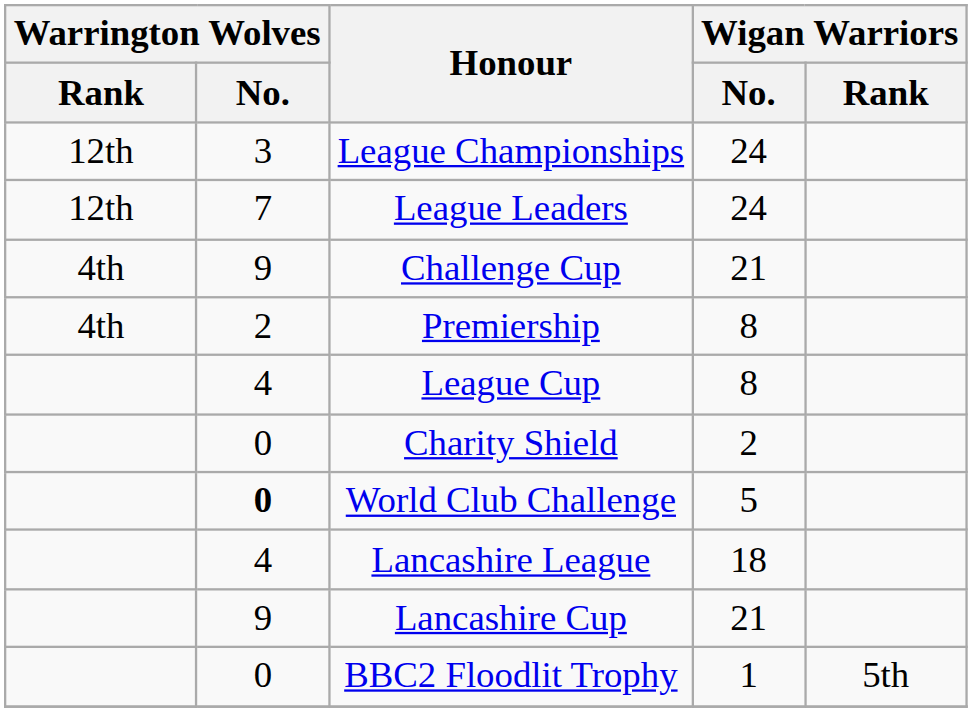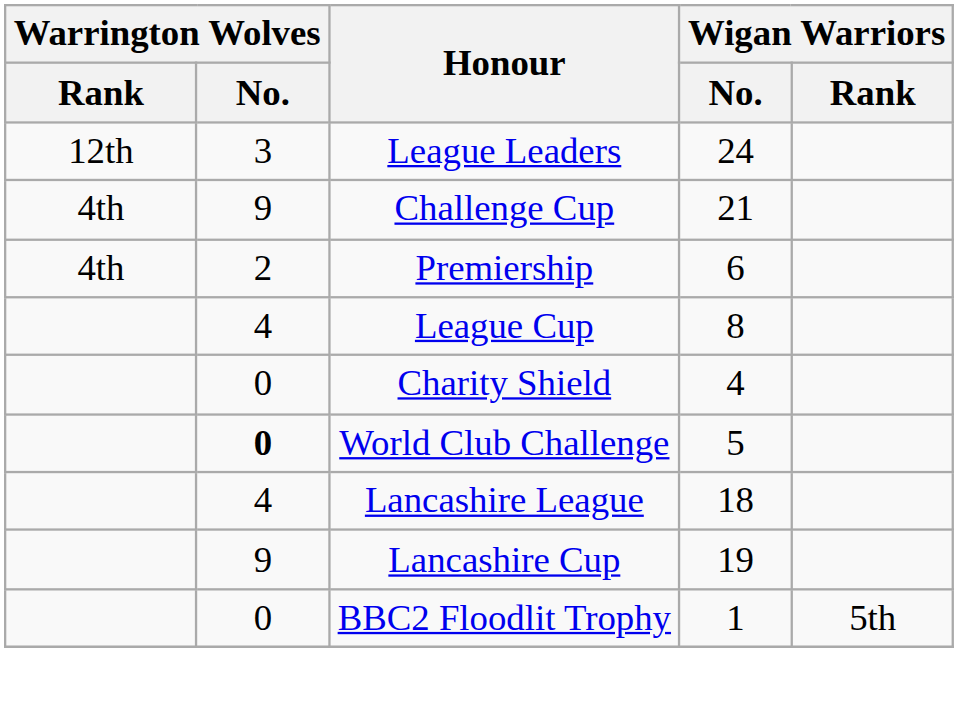- row: (511, 150)
(263, 208) 7 -> (263, 150) 3
(749, 325) 8 -> (736, 267) 6
(749, 442) 2 -> (736, 383) 4
(749, 617) 21 -> (736, 558) 19
